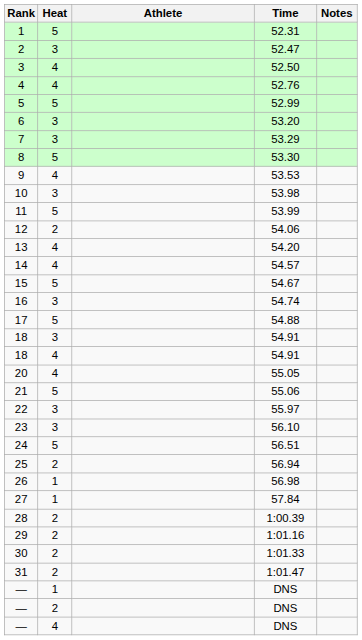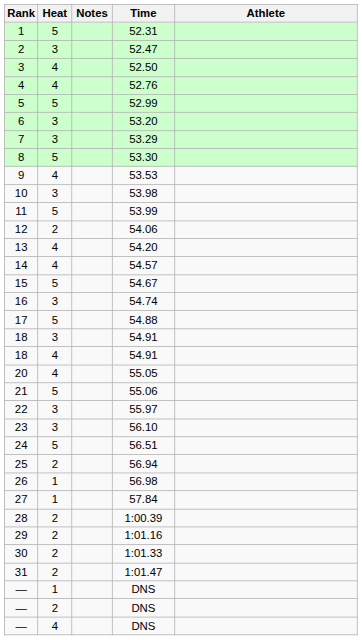columns swapped: (163, 13) <-> (337, 13)
